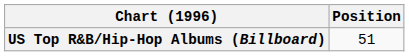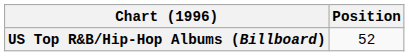(367, 40) 51 -> (367, 40) 52
